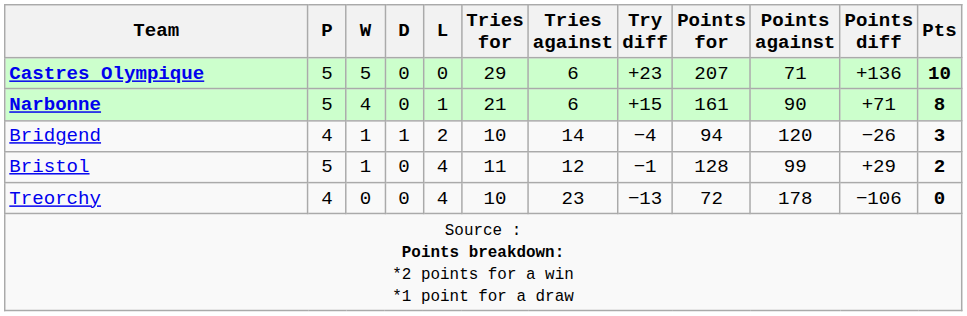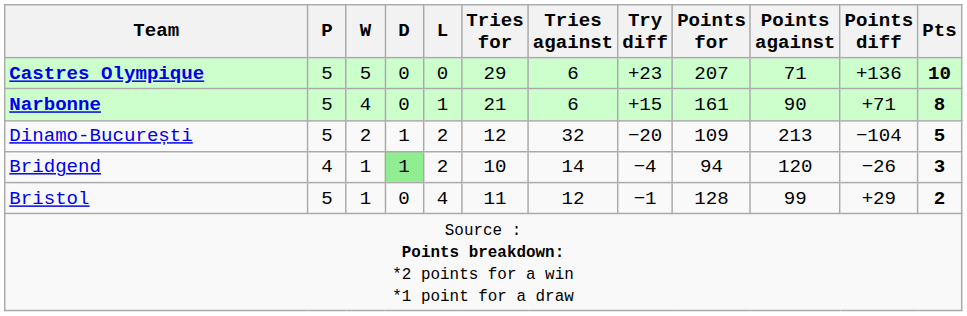+ row: (101, 136)
(404, 136) no background -> (404, 167) lightgreen background
- row: (55, 198)
